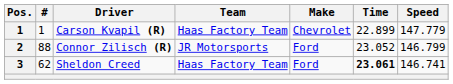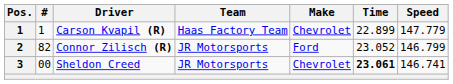(45, 48) 88 -> (45, 48) 82
(45, 65) 62 -> (45, 65) 00
(233, 65) Haas Factory Team -> (223, 65) JR Motorsports
(306, 65) Ford -> (322, 65) Chevrolet
